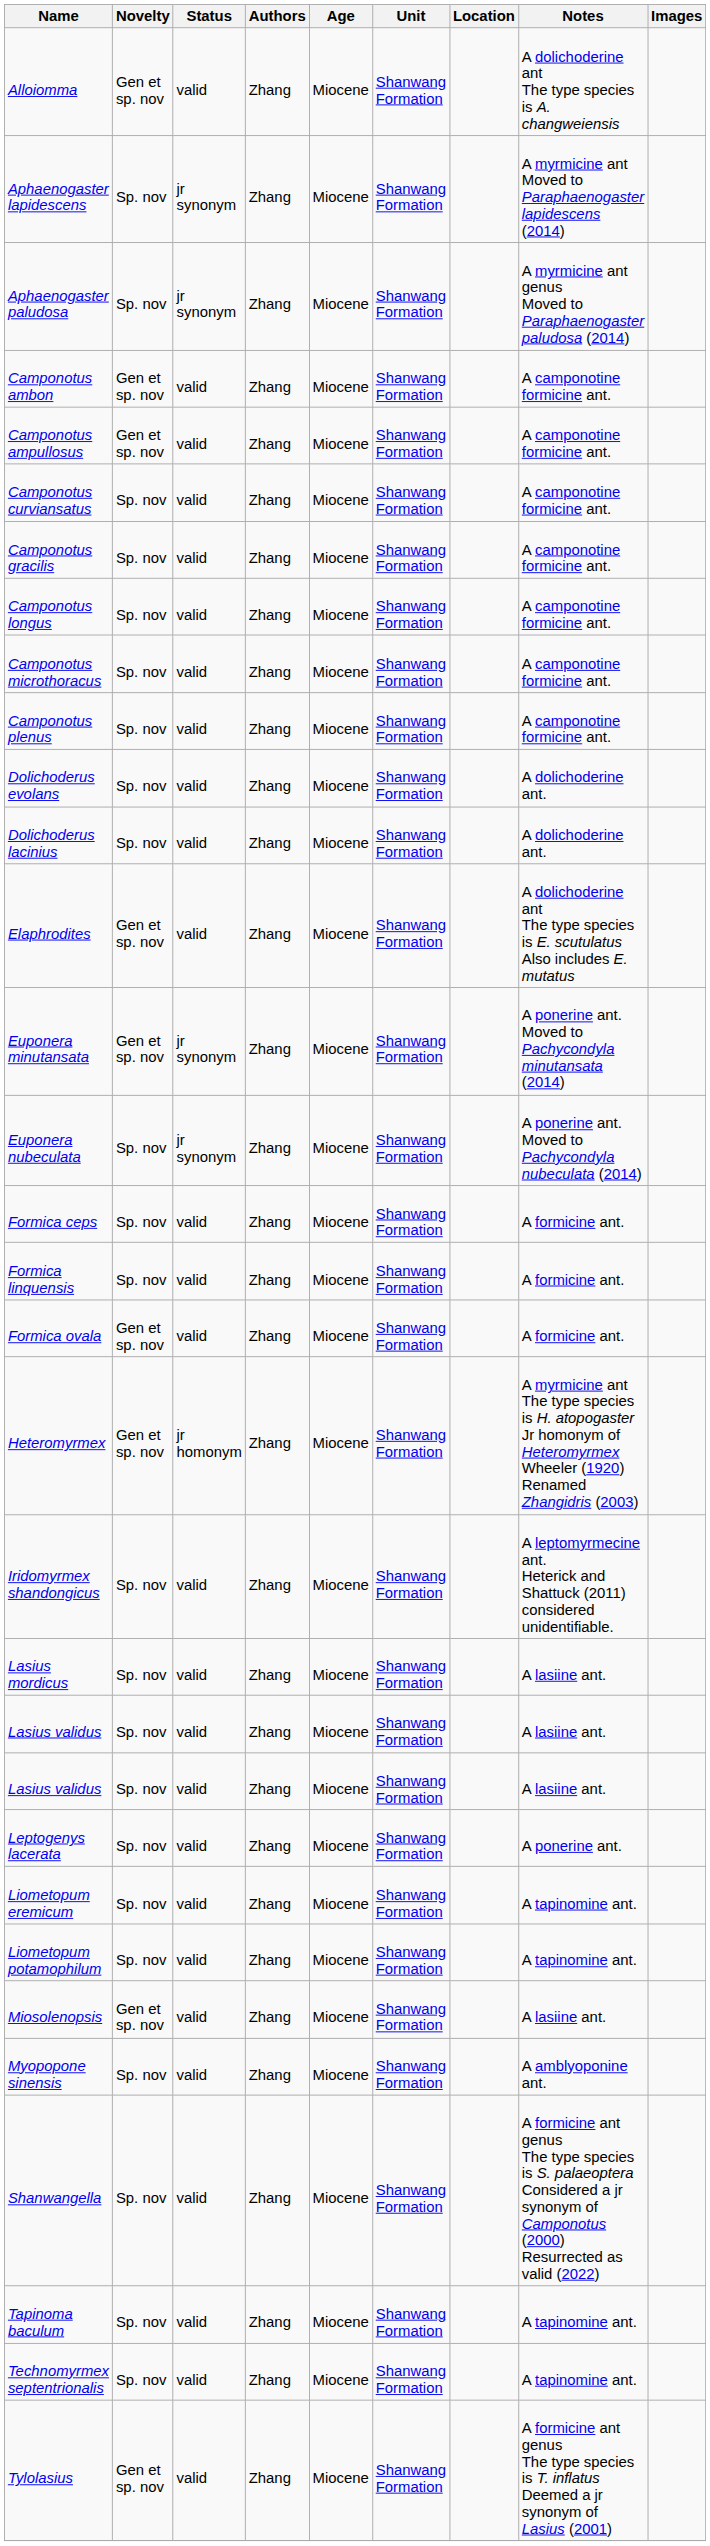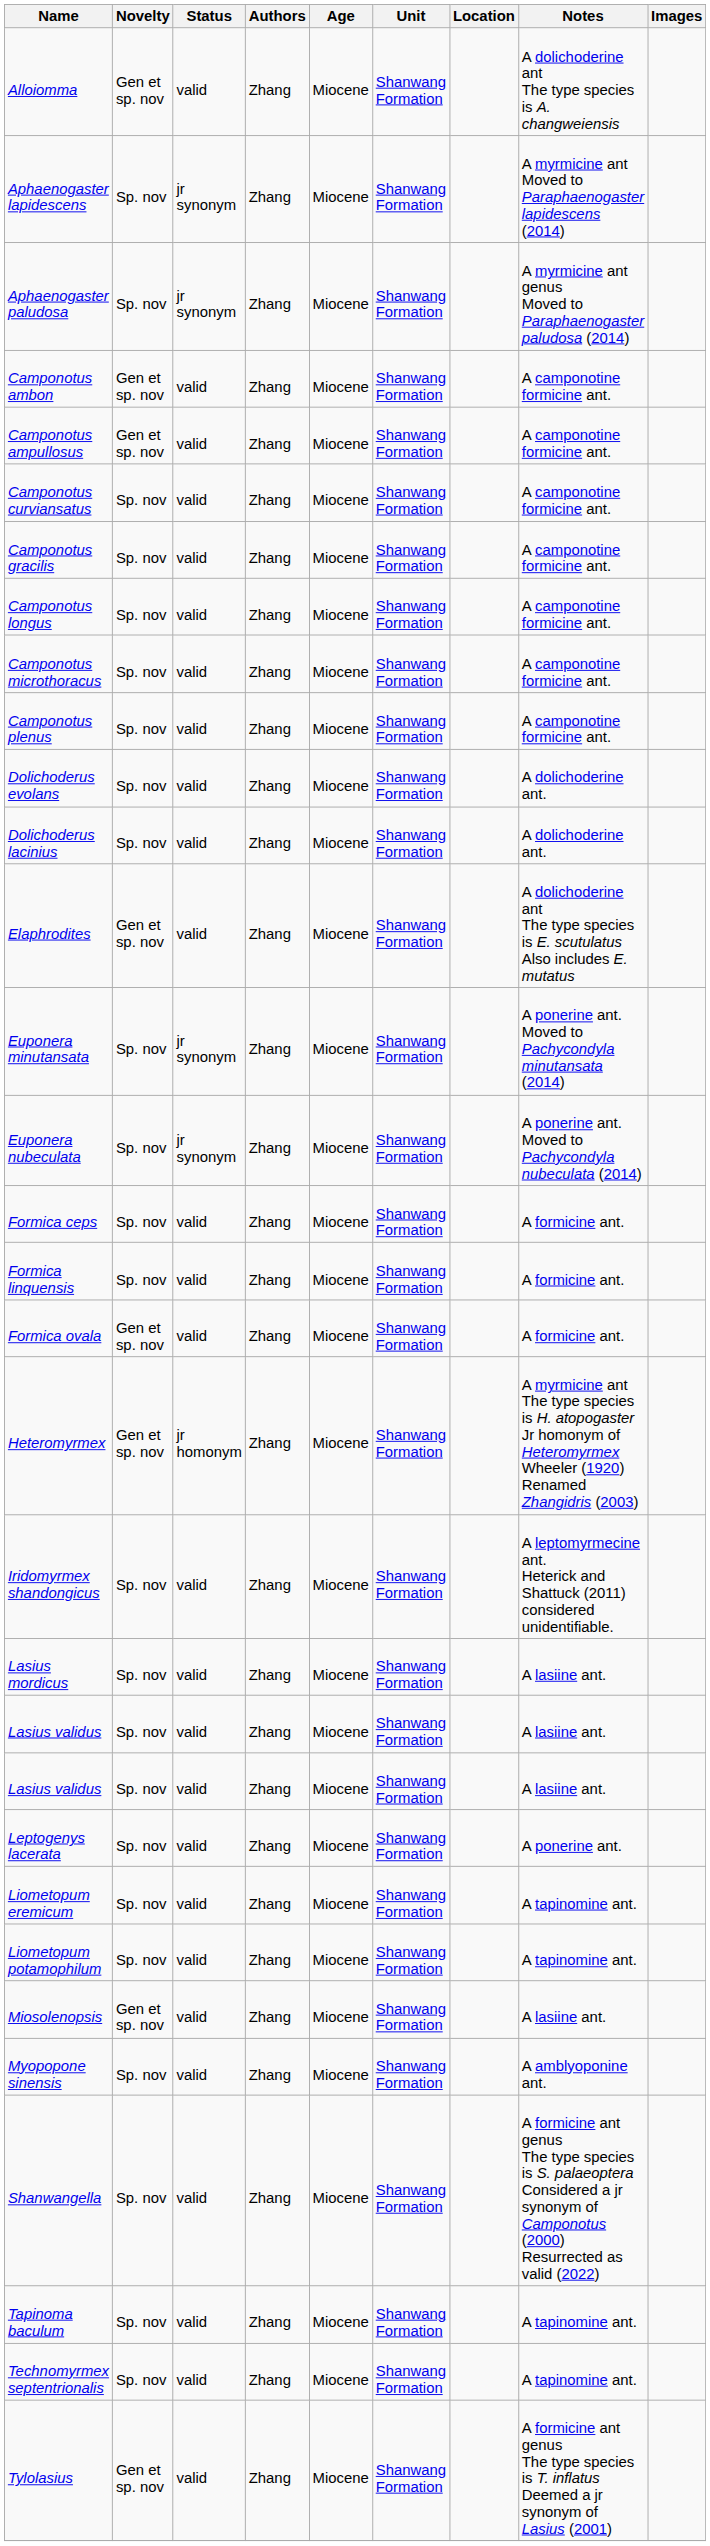(140, 1049) Gen et sp. nov -> (141, 1049) Sp. nov
